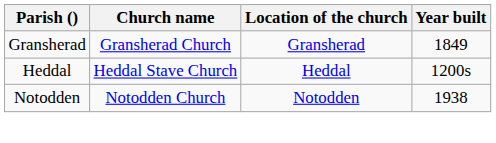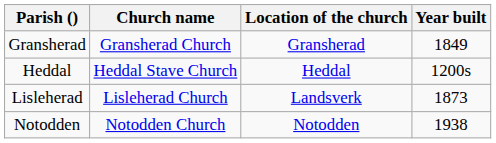+ row: (47, 97)
